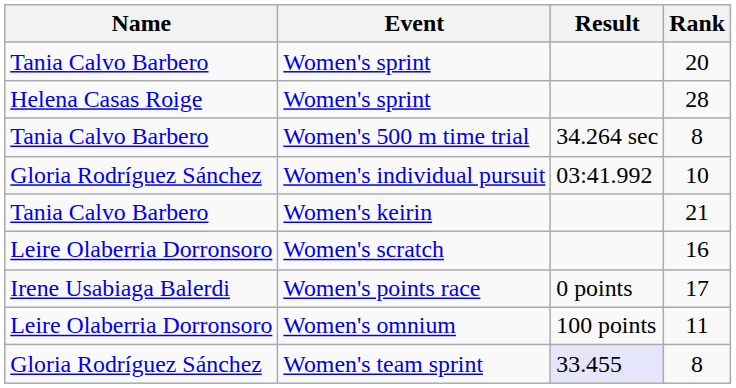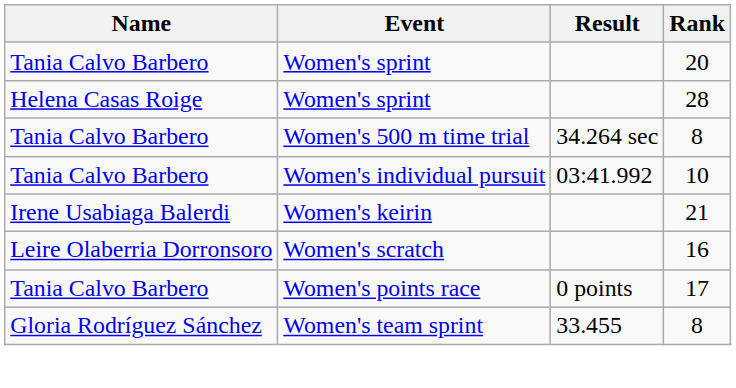(136, 174) Gloria Rodríguez Sánchez -> (109, 174) Tania Calvo Barbero
(109, 212) Tania Calvo Barbero -> (120, 212) Irene Usabiaga Balerdi
(120, 288) Irene Usabiaga Balerdi -> (109, 288) Tania Calvo Barbero
- row: (370, 325)
(589, 363) lavender background -> (589, 325) no background
